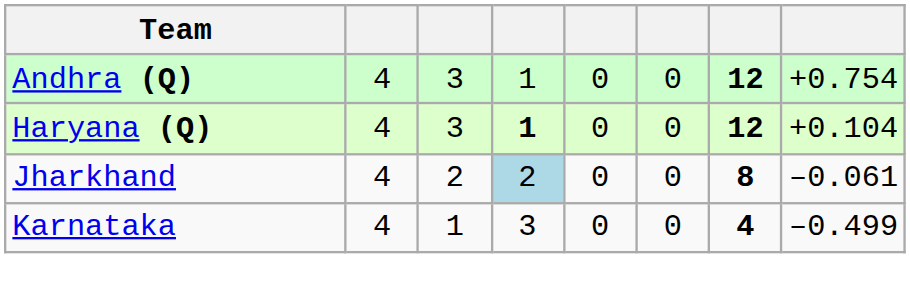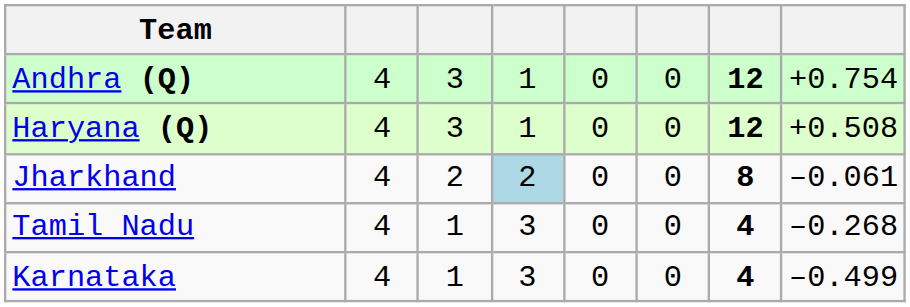(527, 129) bold -> (527, 129) normal
(844, 129) +0.104 -> (844, 129) +0.508
+ row: (103, 227)
